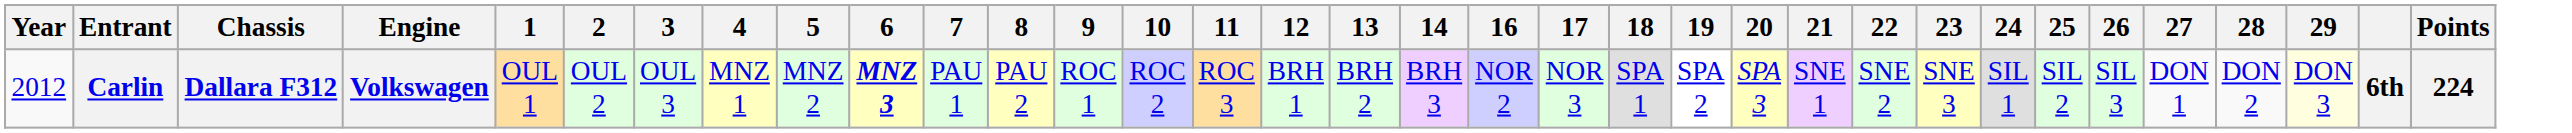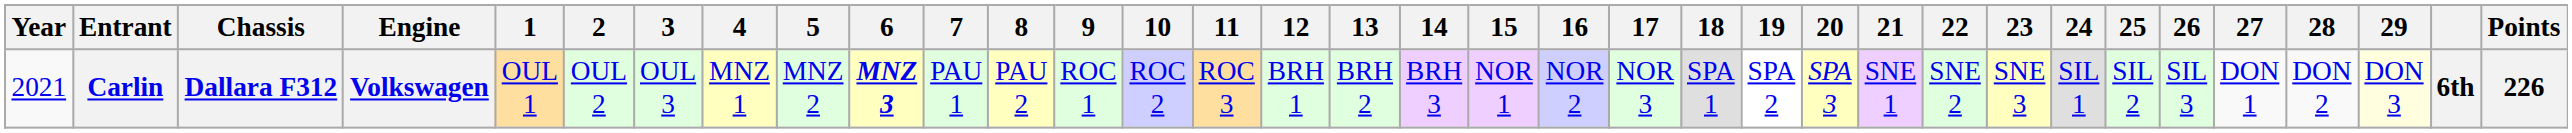+ column: (1504, 26)
(39, 87) 2012 -> (39, 87) 2021
(2453, 87) 224 -> (2524, 87) 226
